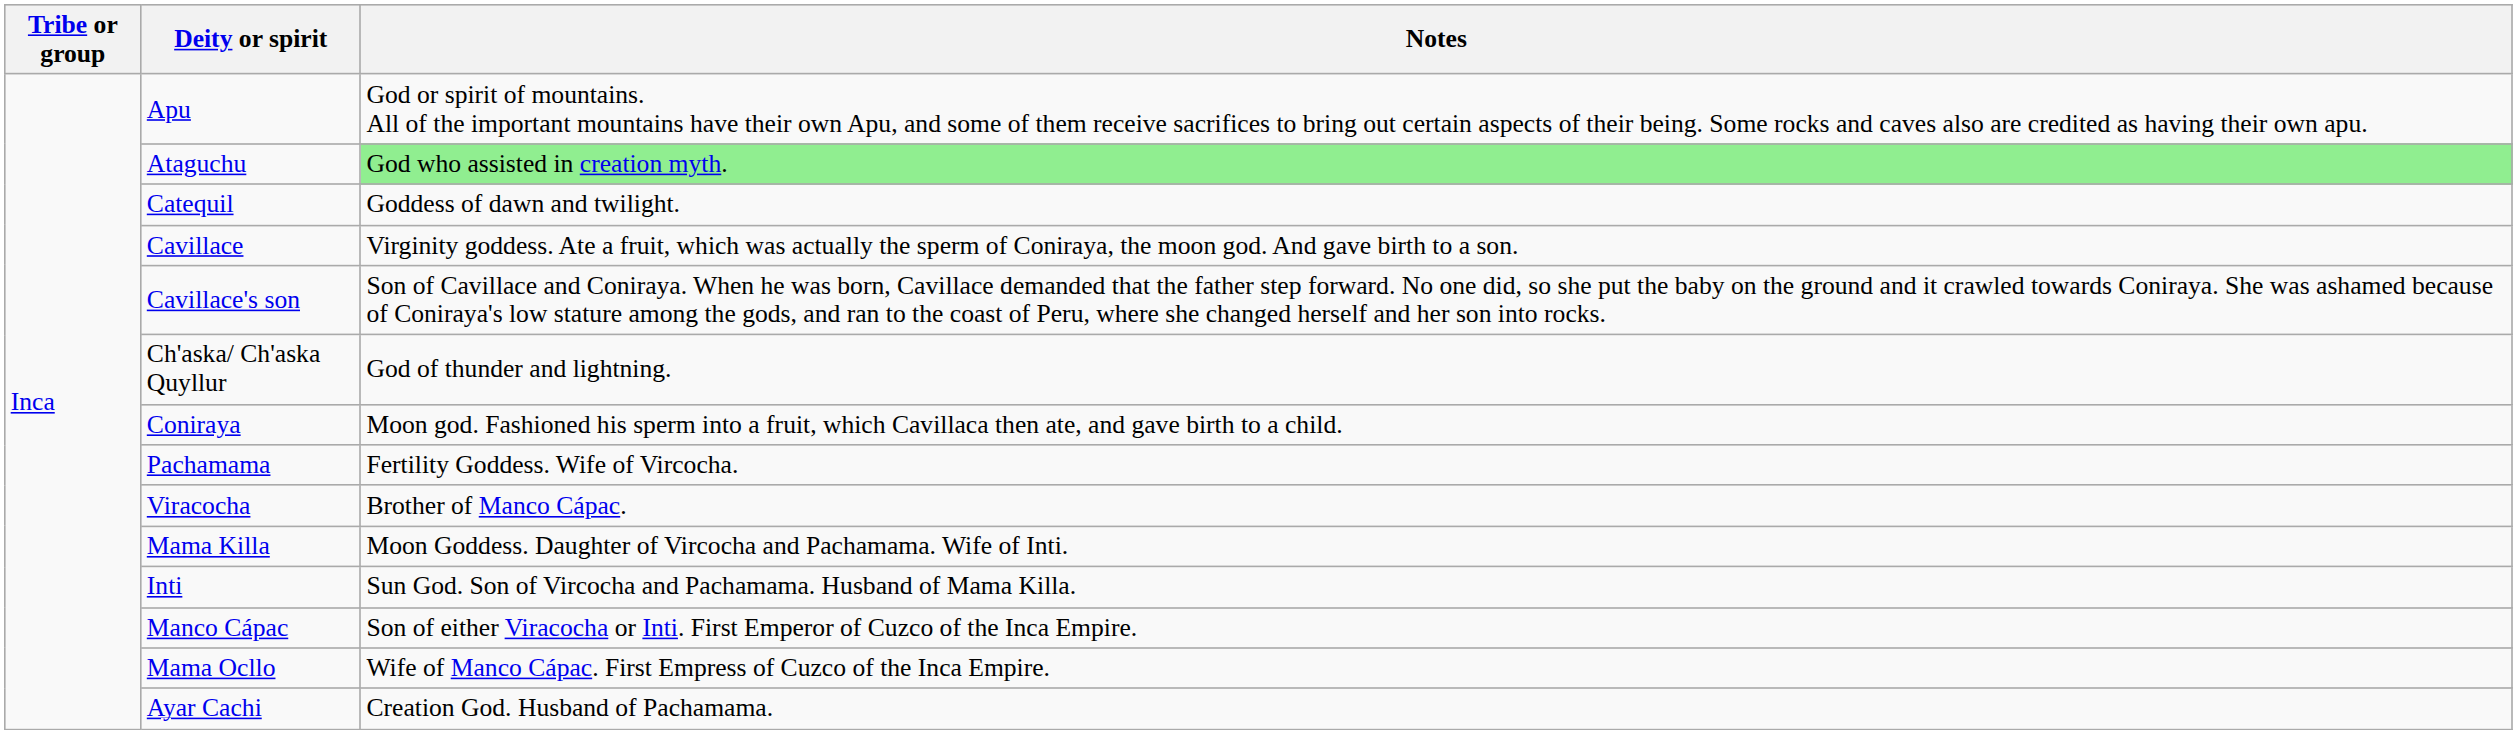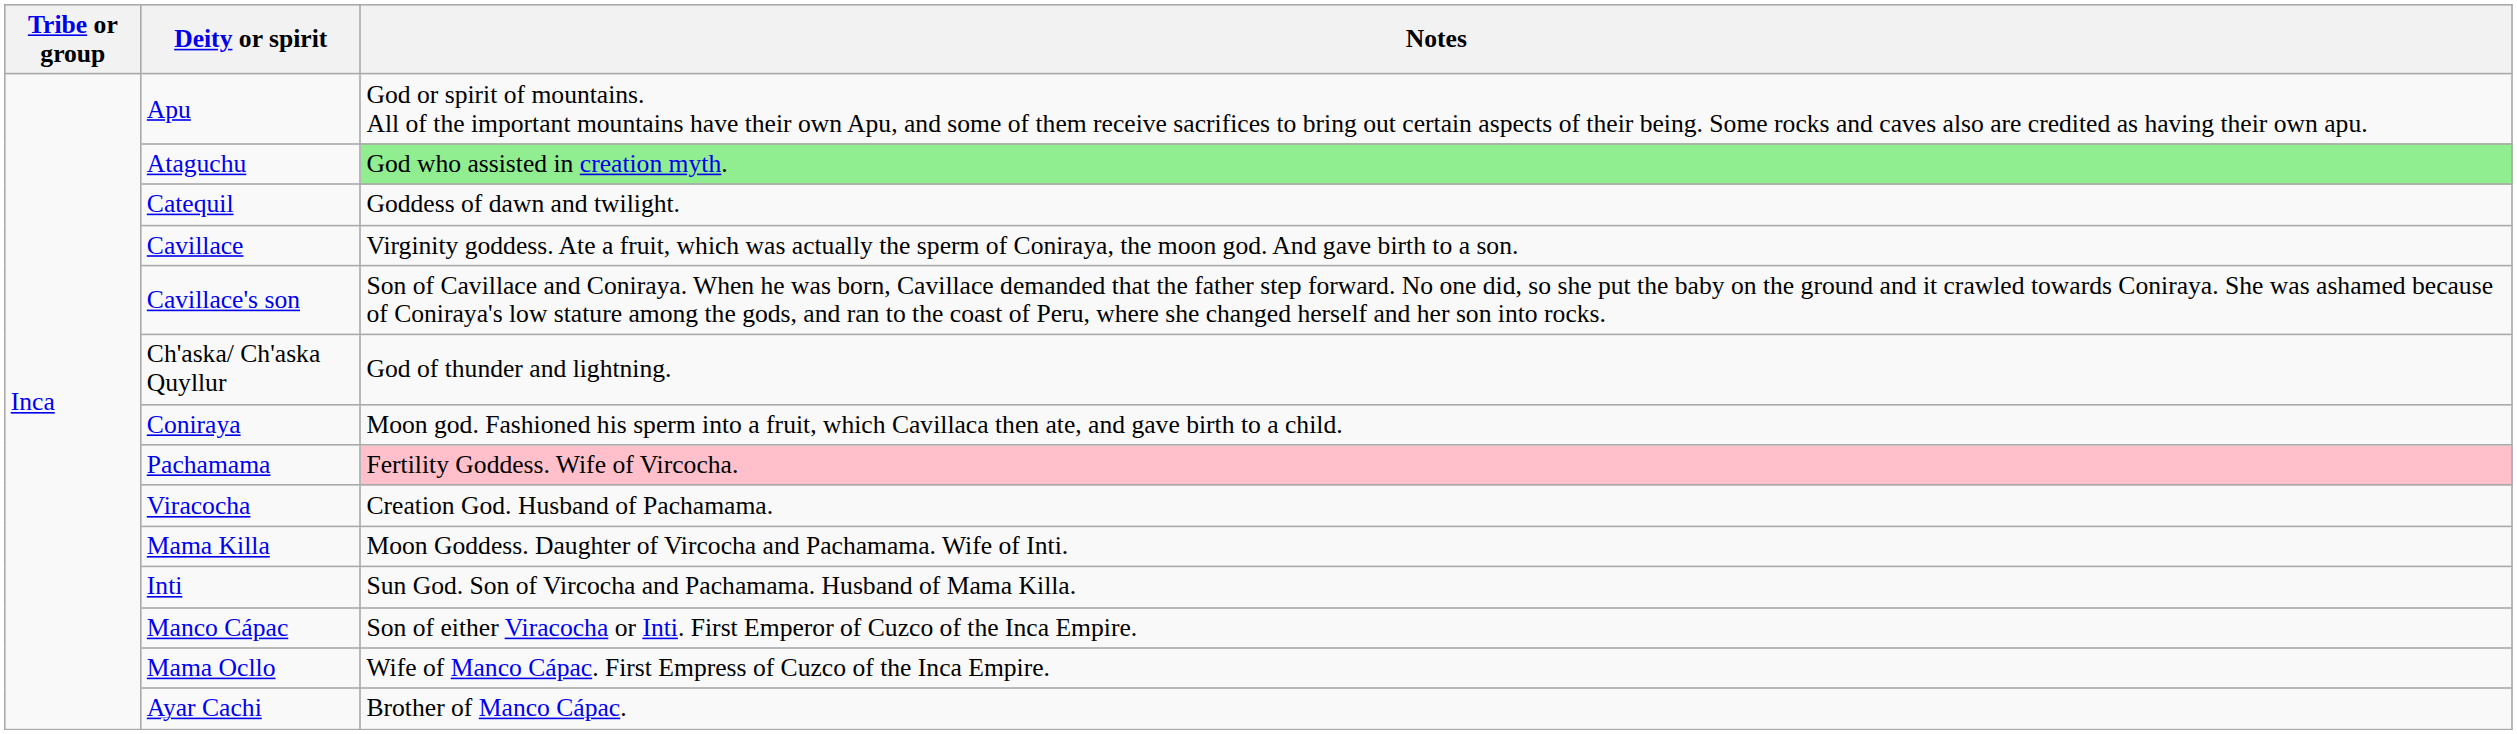(552, 464) no background -> (552, 464) pink background
(497, 505) Brother of Manco Cápac. -> (570, 505) Creation God. Husband of Pachamama.
(570, 708) Creation God. Husband of Pachamama. -> (497, 708) Brother of Manco Cápac.
